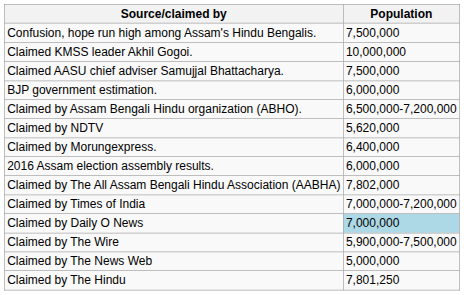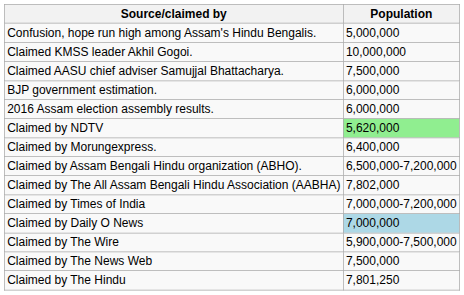(373, 33) 7,500,000 -> (373, 33) 5,000,000
rows swapped: (111, 166) <-> (155, 109)
(373, 128) no background -> (373, 128) lightgreen background
(373, 261) 5,000,000 -> (373, 261) 7,500,000
